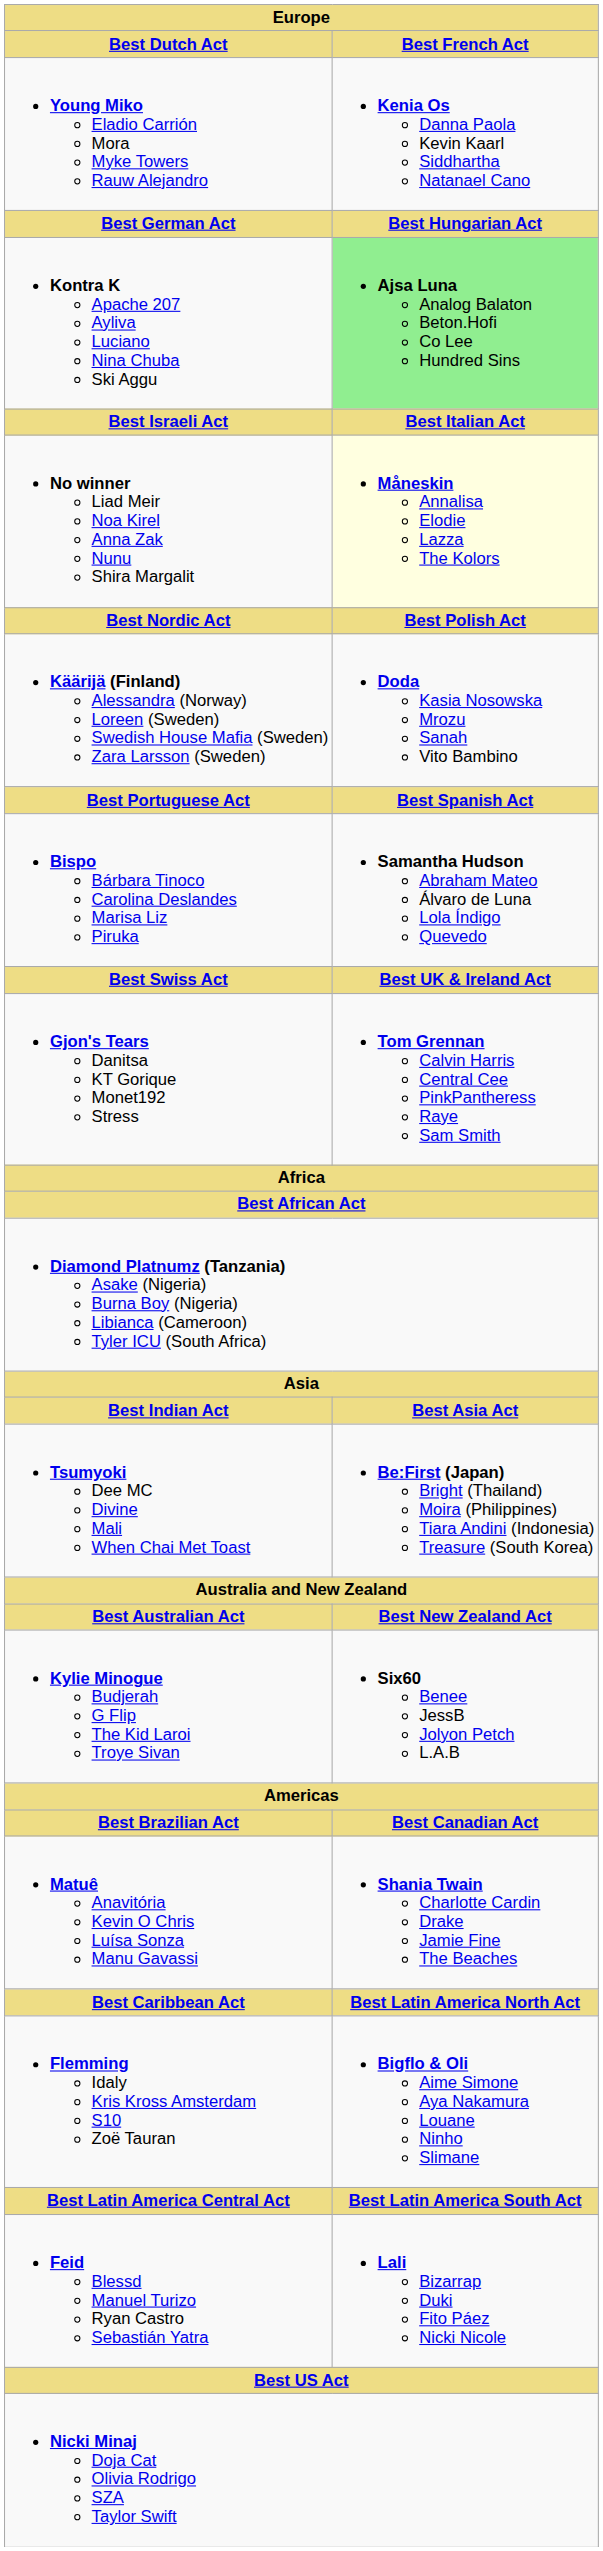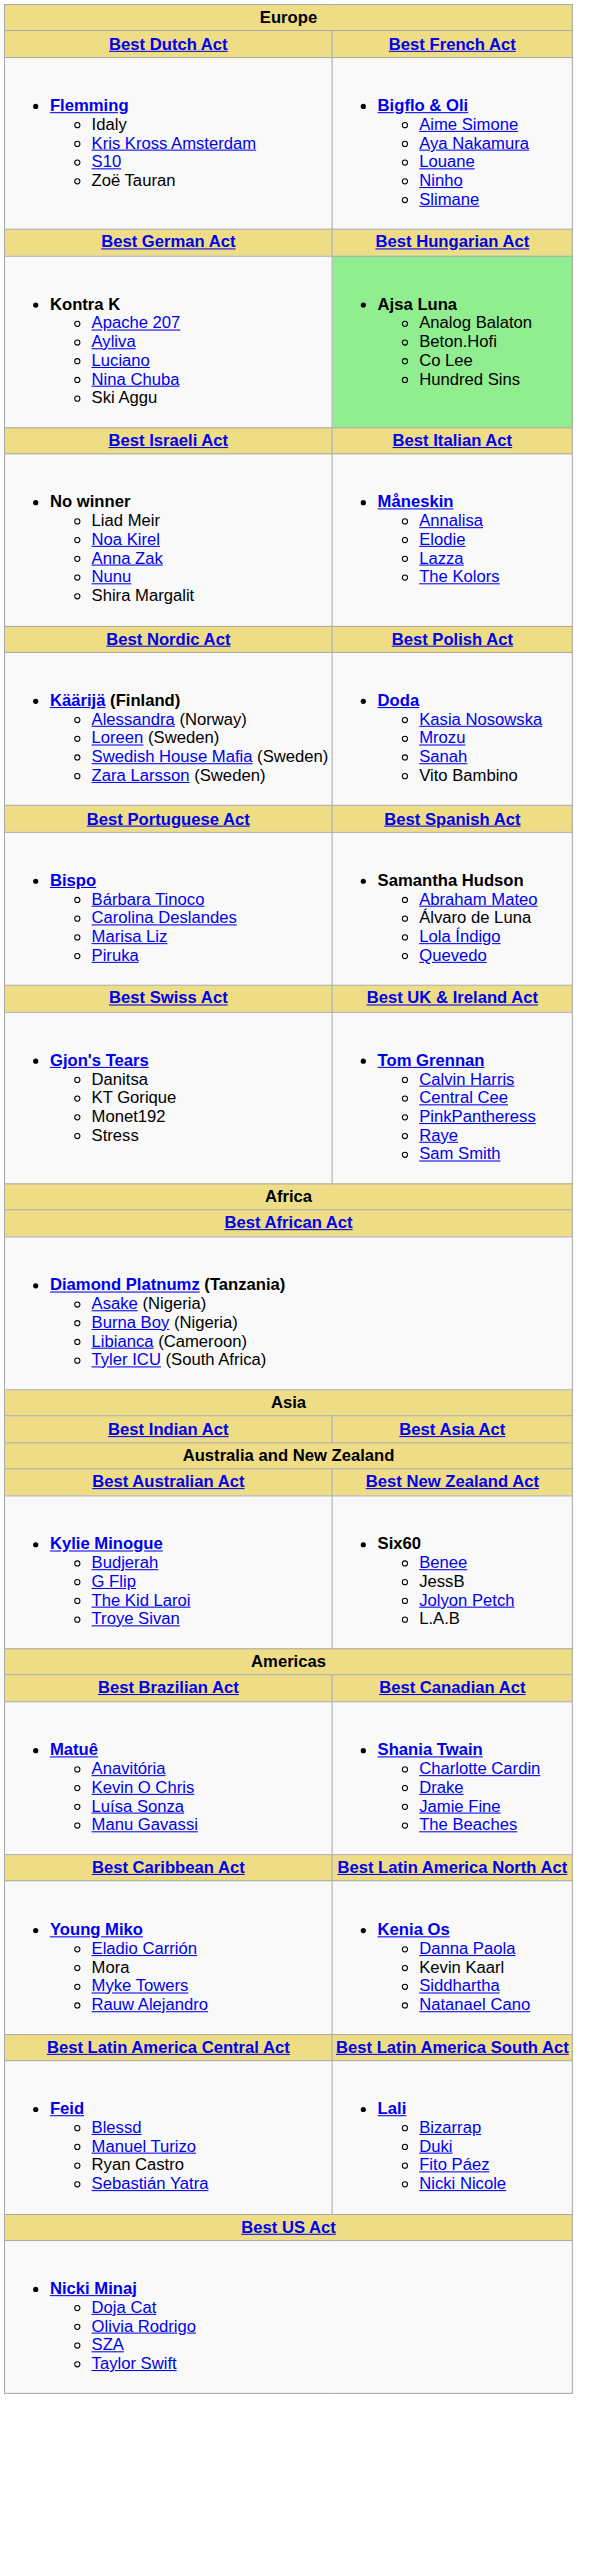rows swapped: (168, 2102) <-> (168, 143)
(465, 521) lightyellow background -> (452, 540) no background
- row: (168, 1510)
